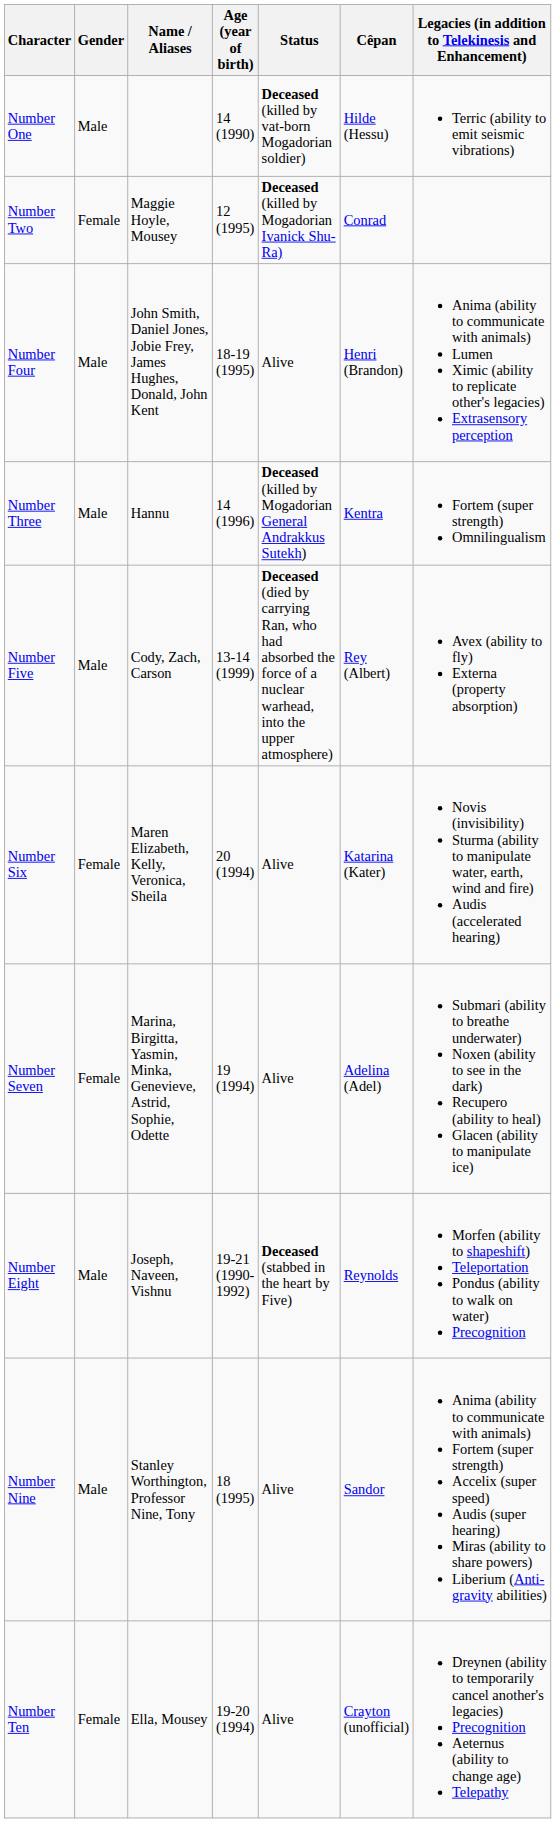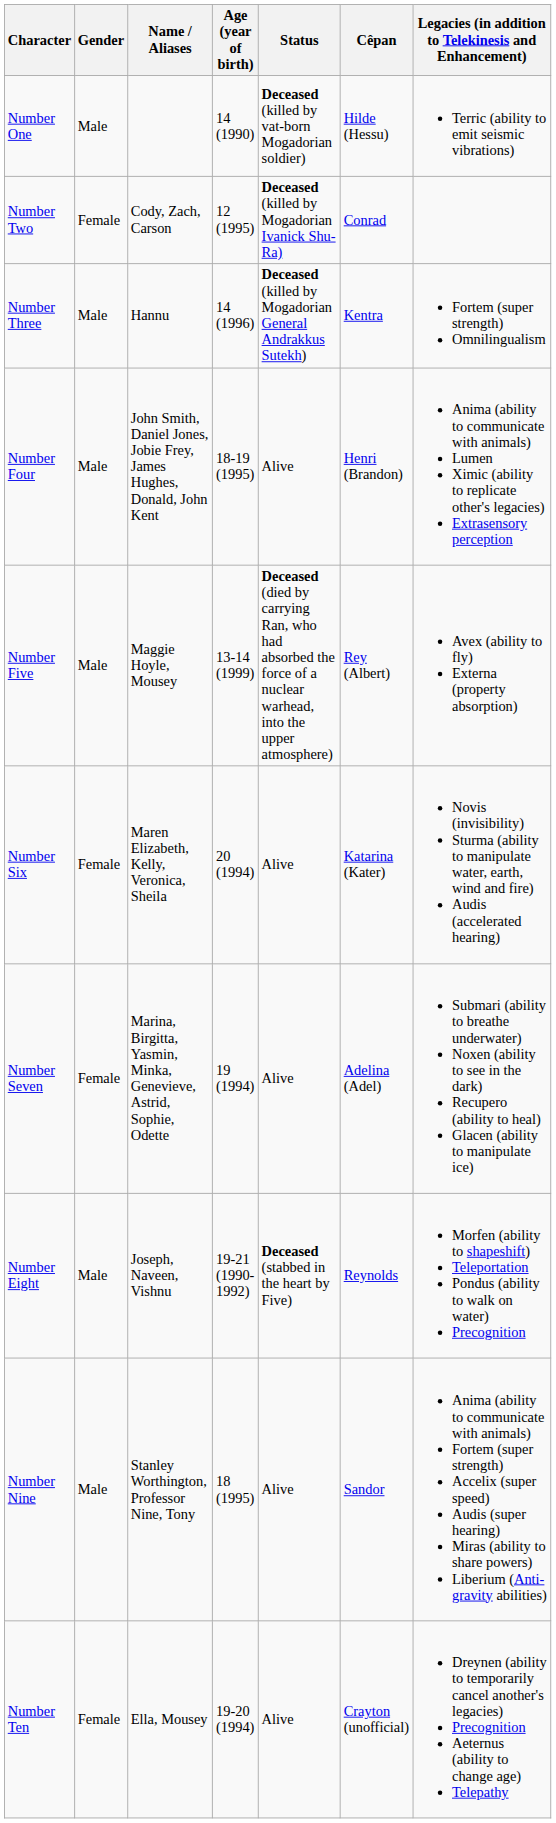(154, 219) Maggie Hoyle, Mousey -> (166, 219) Cody, Zach, Carson
rows swapped: (31, 513) <-> (31, 362)
(166, 665) Cody, Zach, Carson -> (154, 665) Maggie Hoyle, Mousey
